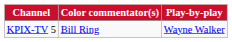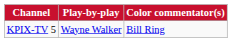columns swapped: (194, 12) <-> (110, 12)
